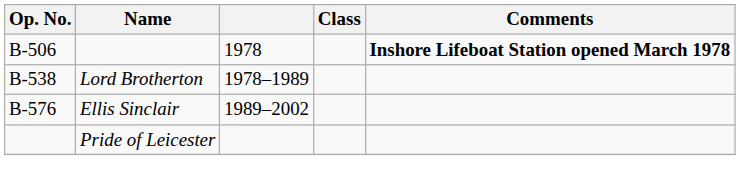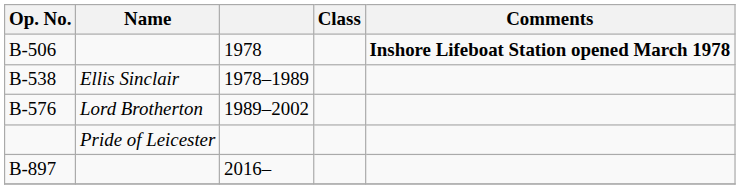(142, 79) Lord Brotherton -> (130, 79) Ellis Sinclair
(130, 109) Ellis Sinclair -> (142, 109) Lord Brotherton
+ row: (33, 169)
